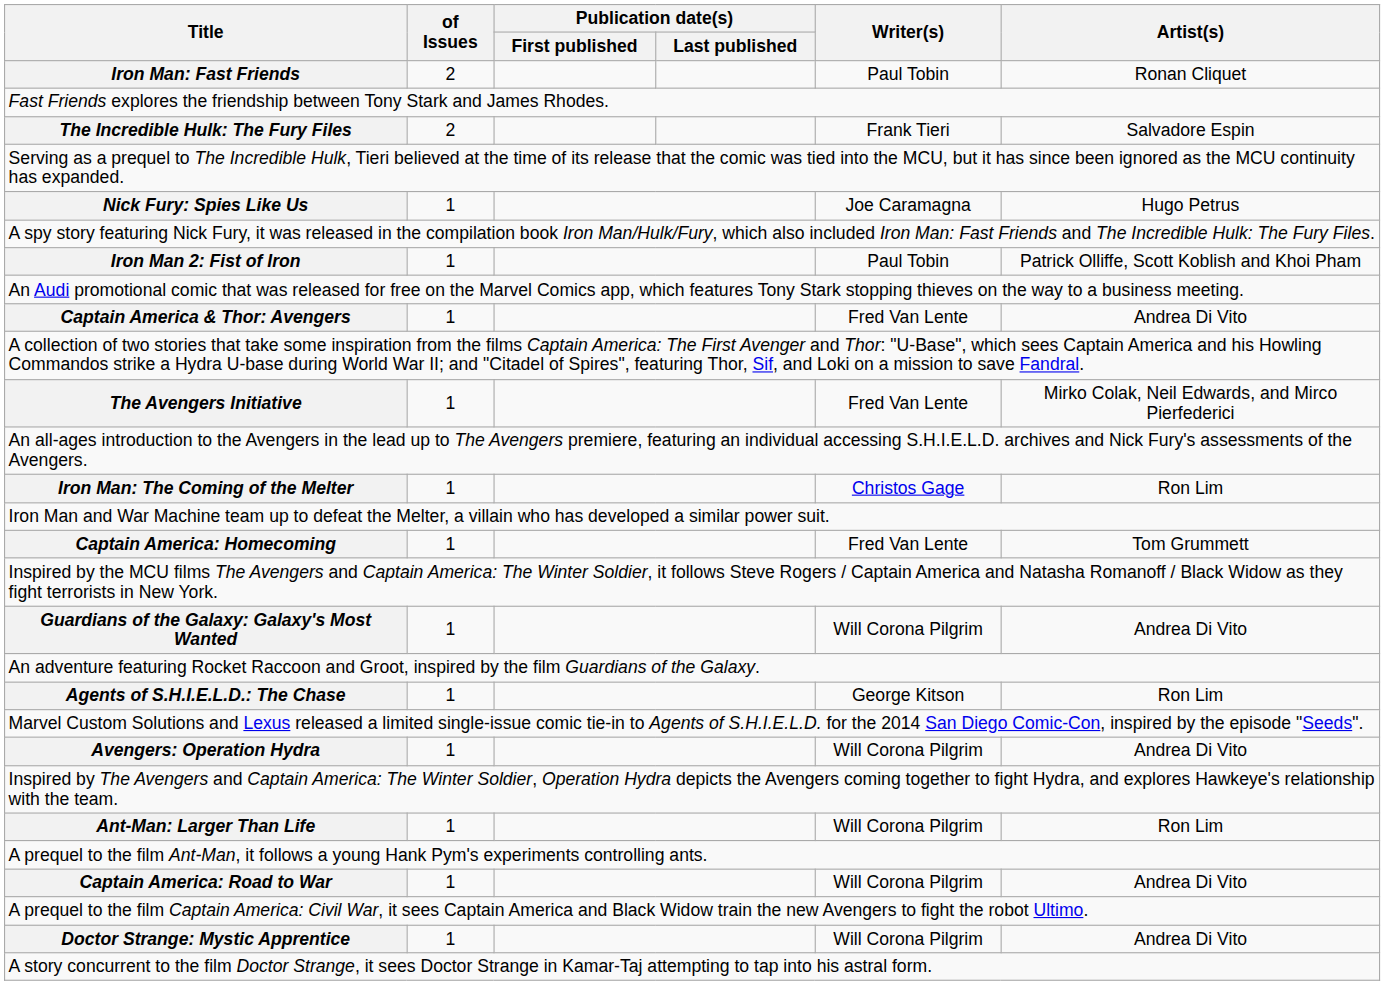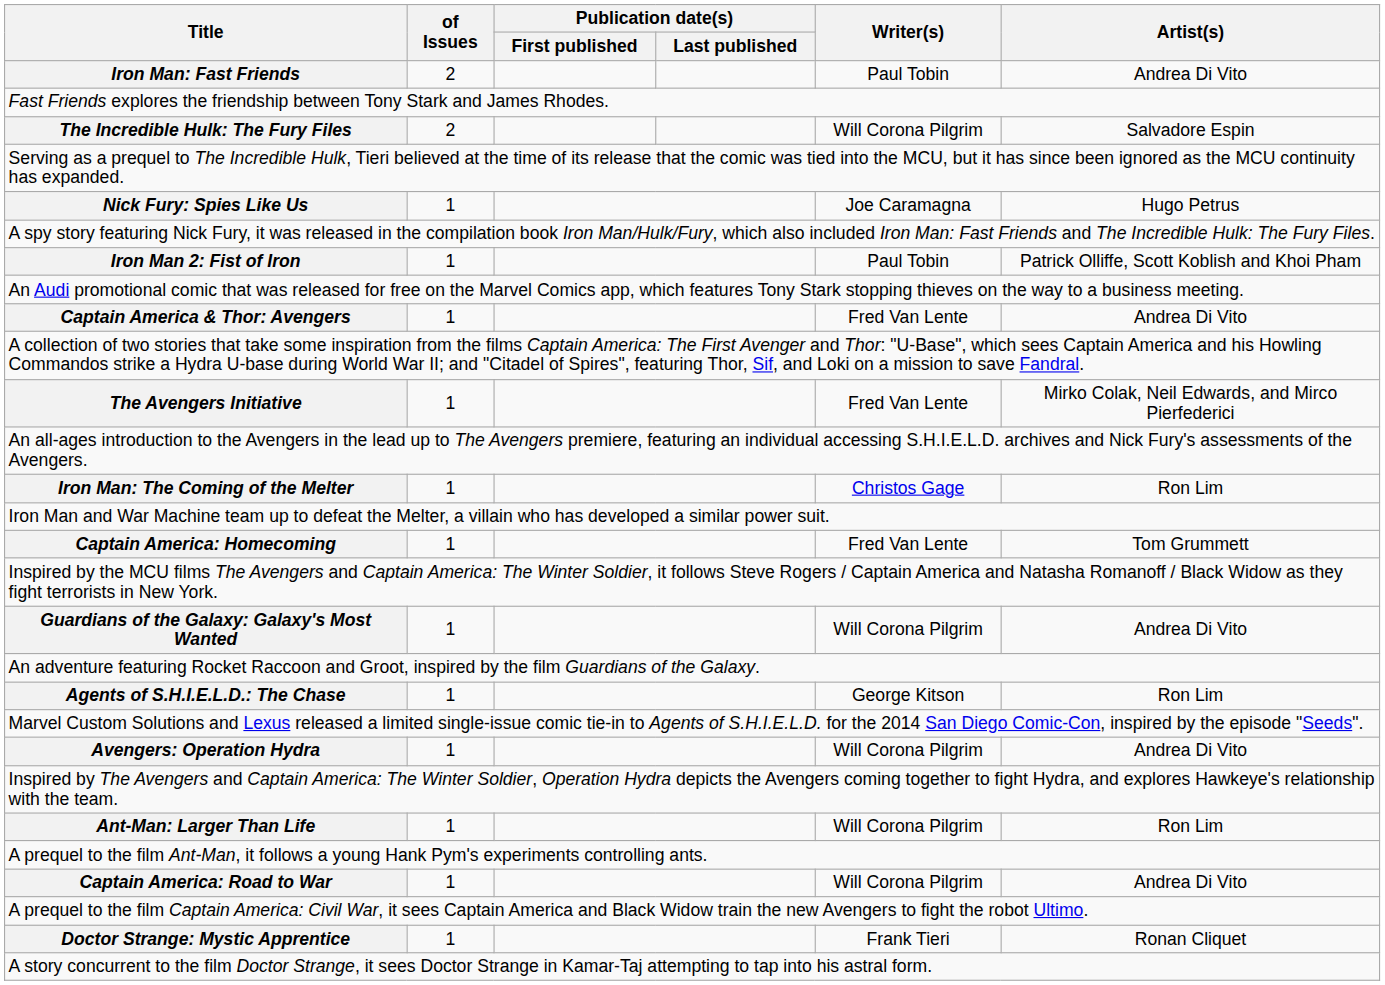(1190, 74) Ronan Cliquet -> (1190, 74) Andrea Di Vito
(908, 130) Frank Tieri -> (908, 130) Will Corona Pilgrim
(908, 938) Will Corona Pilgrim -> (908, 938) Frank Tieri
(1190, 938) Andrea Di Vito -> (1190, 938) Ronan Cliquet
